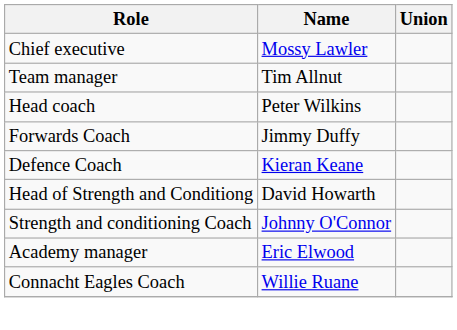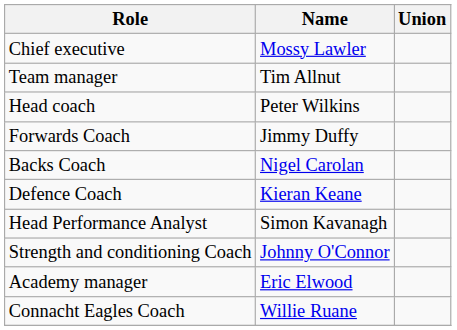+ row: (57, 164)
+ row: (108, 223)
- row: (131, 194)
